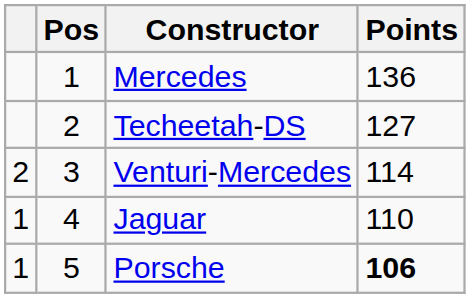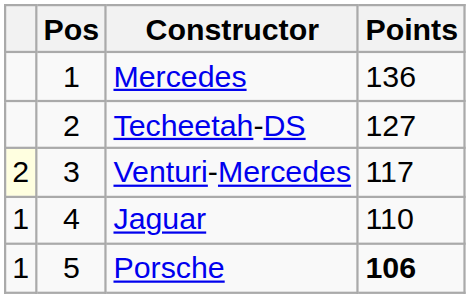(21, 172) no background -> (21, 172) lightyellow background
(390, 172) 114 -> (390, 172) 117
